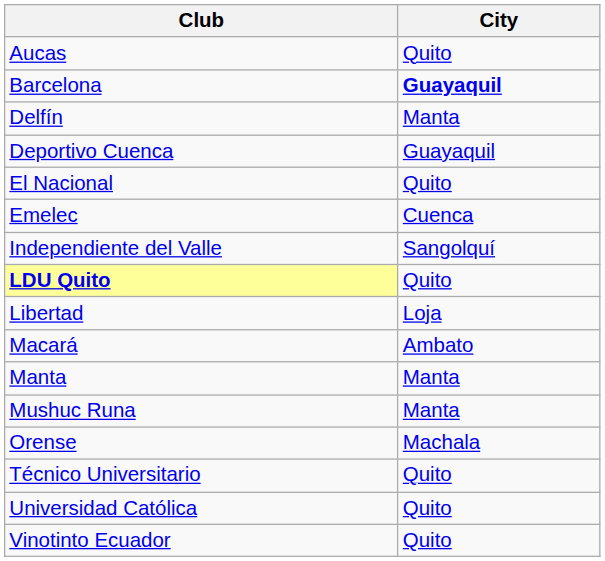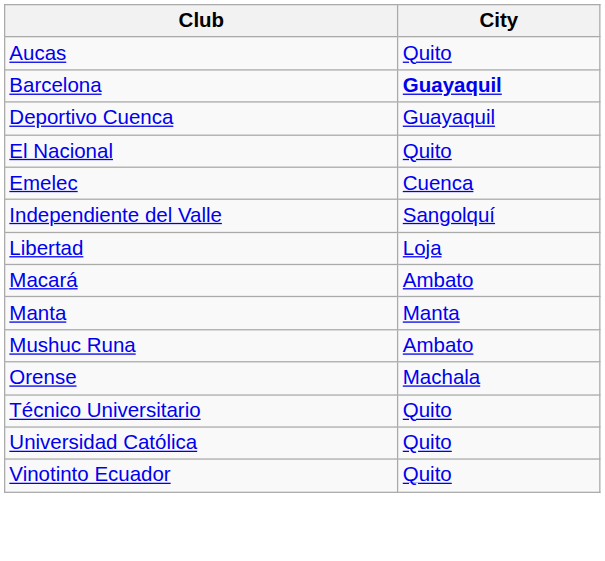- row: (36, 118)
- row: (60, 280)
(431, 410) Manta -> (438, 345) Ambato
